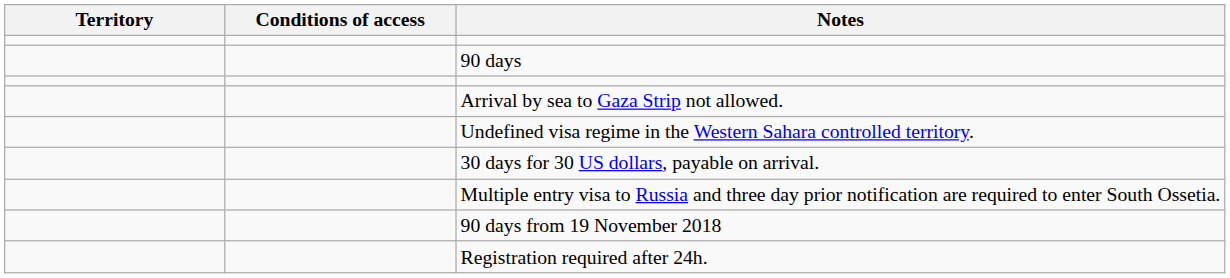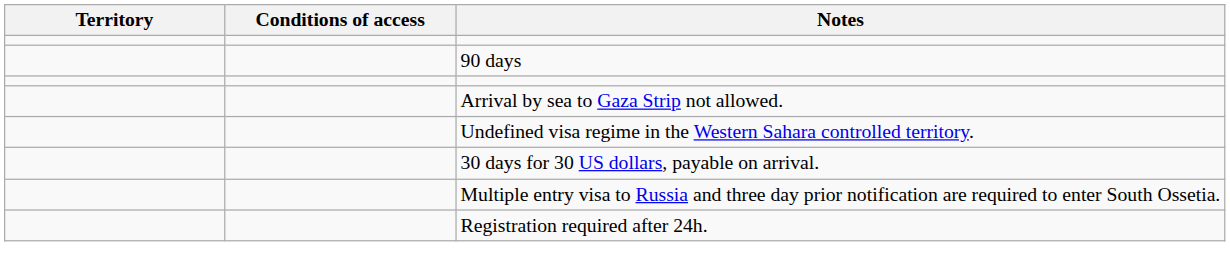- row: (114, 226)
